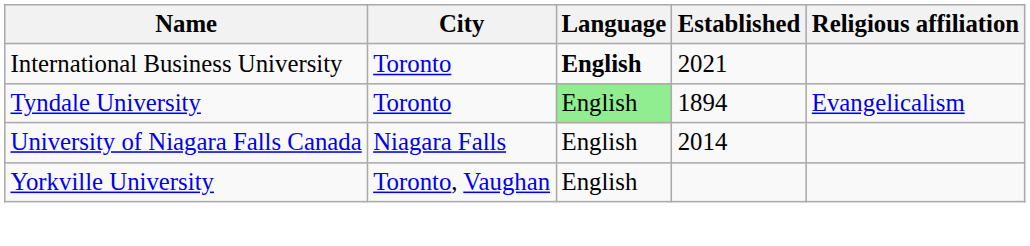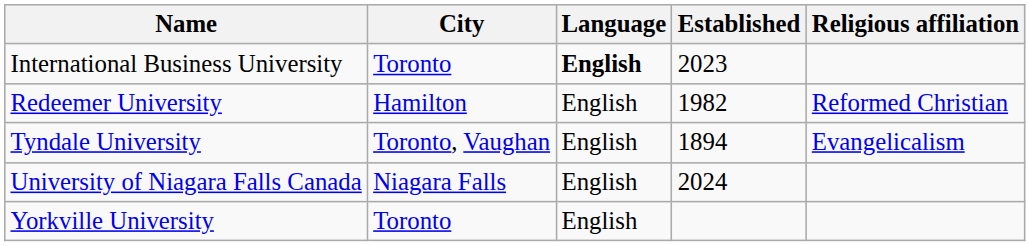(702, 63) 2021 -> (702, 63) 2023
+ row: (116, 102)
(412, 102) Toronto -> (462, 142) Toronto, Vaughan
(599, 102) lightgreen background -> (599, 142) no background
(702, 142) 2014 -> (702, 181) 2024
(462, 181) Toronto, Vaughan -> (412, 220) Toronto
